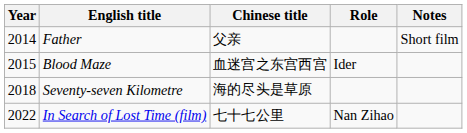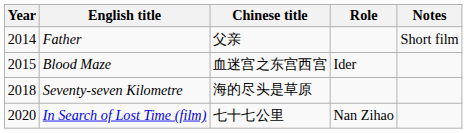(22, 115) 2022 -> (22, 115) 2020
